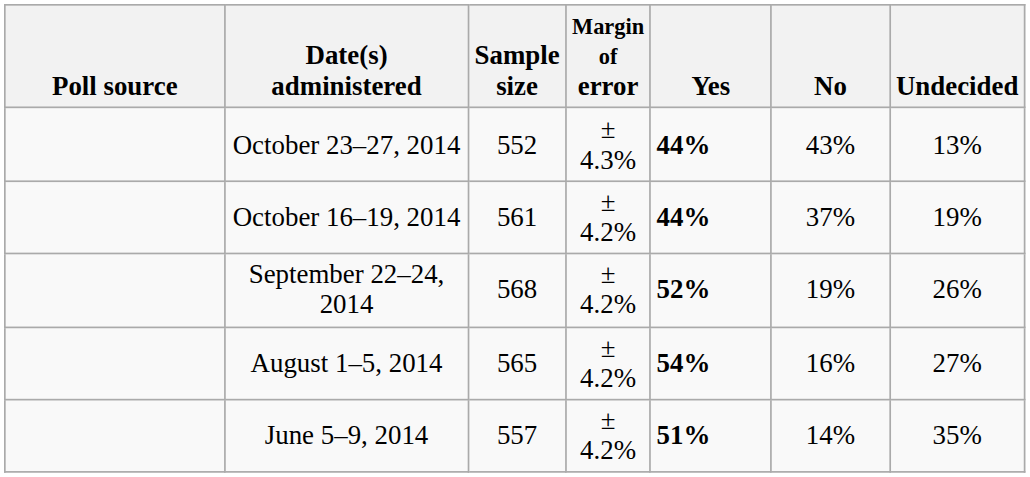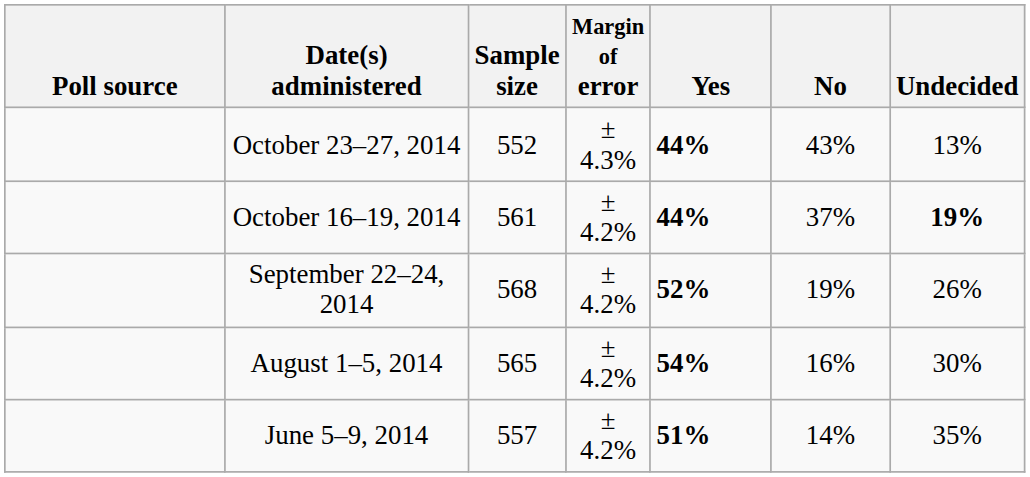(957, 216) normal -> (957, 216) bold
(957, 362) 27% -> (957, 362) 30%
